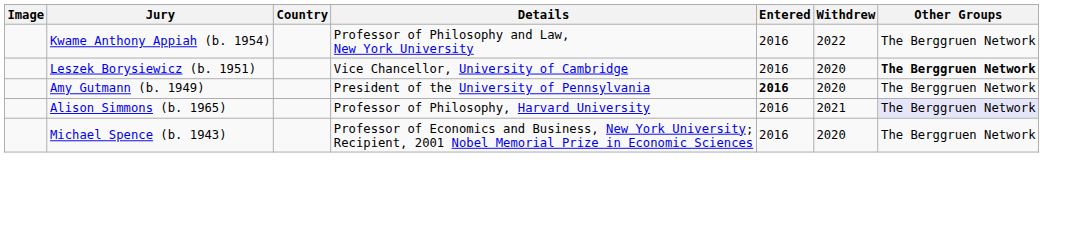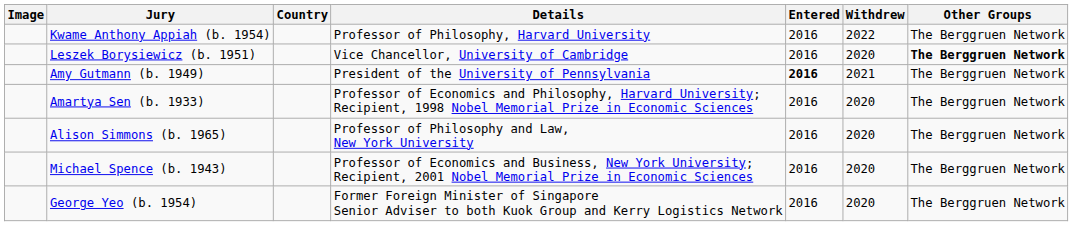(452, 41) Professor of Philosophy and Law, New York University -> (492, 34) Professor of Philosophy, Harvard University
(831, 88) 2020 -> (861, 74) 2021
+ row: (127, 101)
(492, 108) Professor of Philosophy, Harvard University -> (452, 135) Professor of Philosophy and Law, New York University
(831, 108) 2021 -> (861, 135) 2020
(958, 108) lavender background -> (988, 135) no background
+ row: (124, 203)
